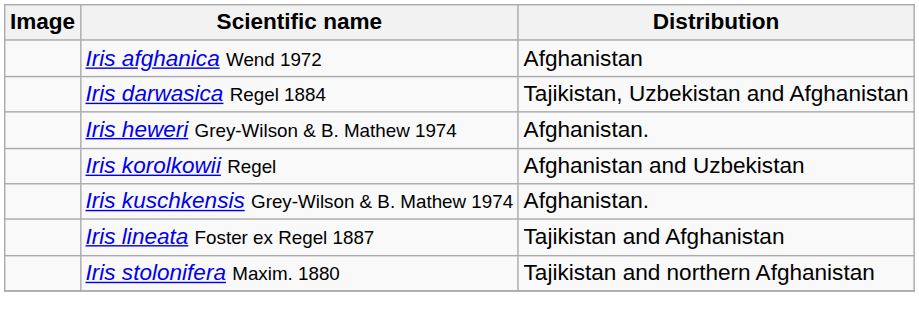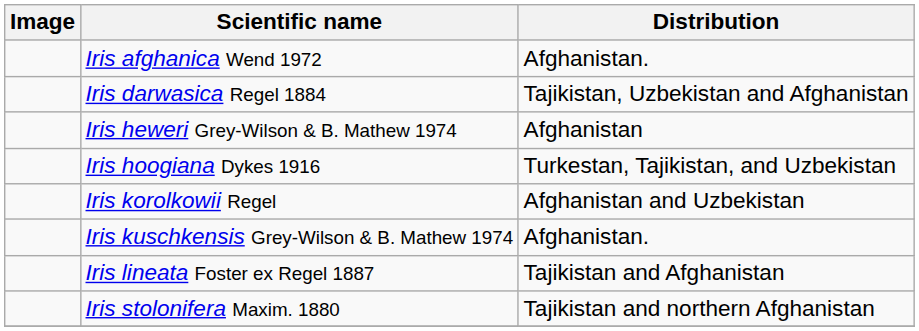(583, 58) Afghanistan -> (586, 58) Afghanistan.
(586, 129) Afghanistan. -> (583, 129) Afghanistan
+ row: (203, 165)
